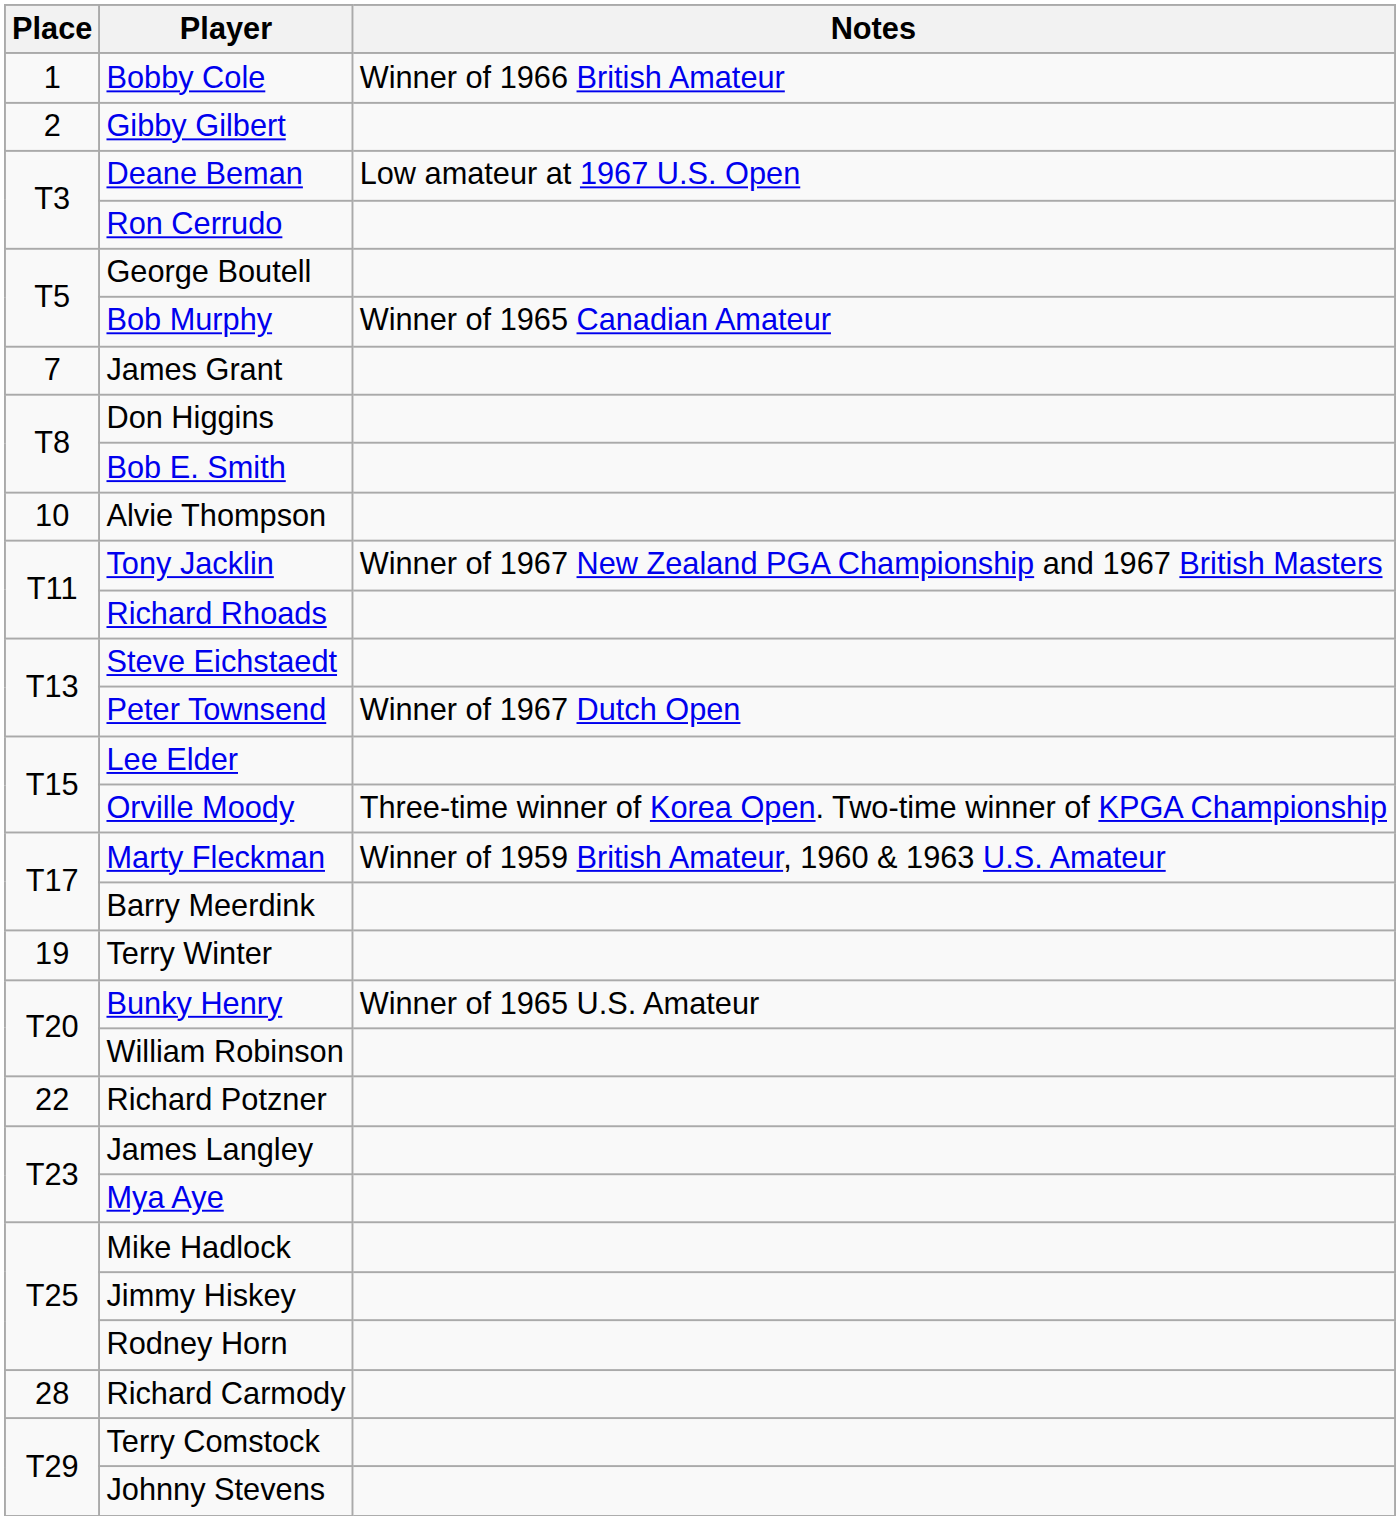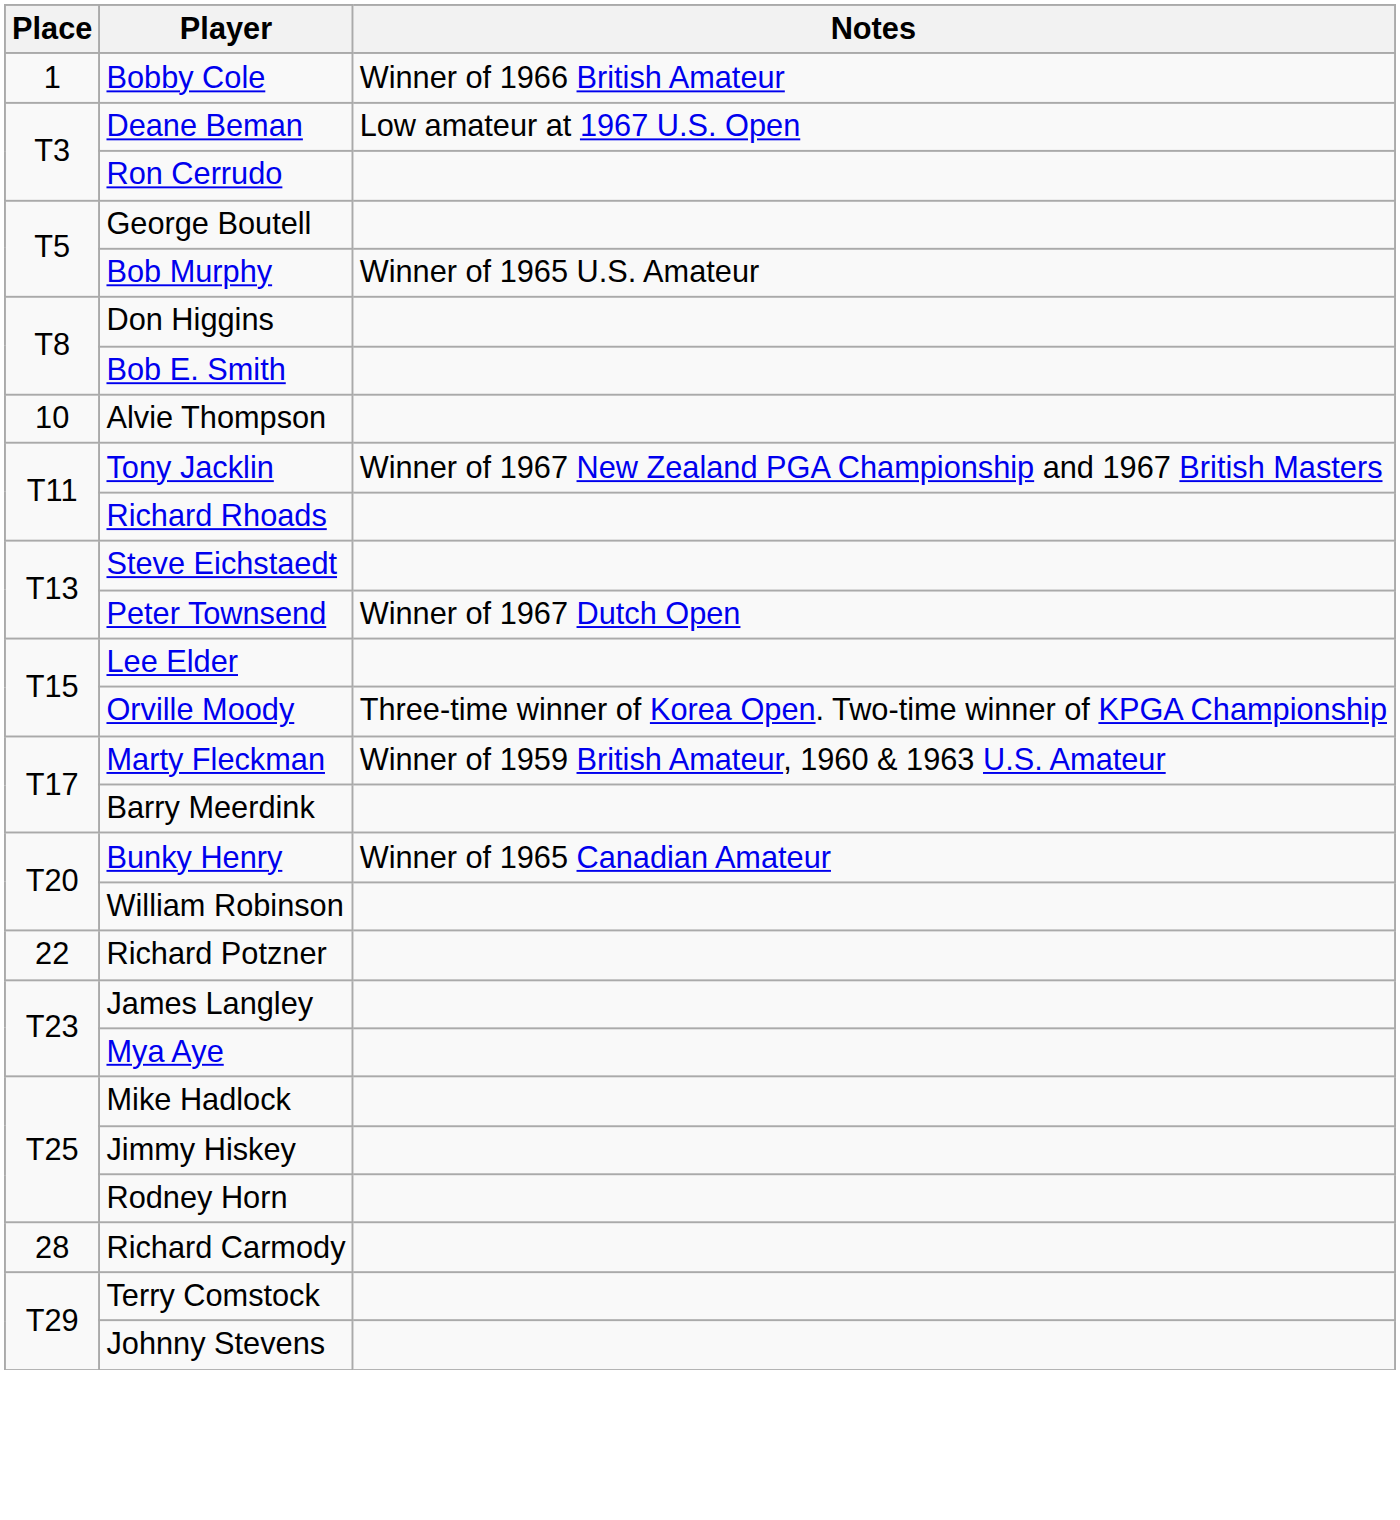- row: (196, 126)
(595, 321) Winner of 1965 Canadian Amateur -> (559, 272) Winner of 1965 U.S. Amateur
- row: (194, 369)
- row: (189, 954)
(559, 1003) Winner of 1965 U.S. Amateur -> (595, 857) Winner of 1965 Canadian Amateur
